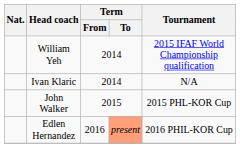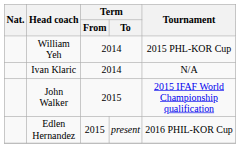(189, 54) 2015 IFAF World Championship qualification -> (189, 49) 2015 PHL-KOR Cup
(189, 103) 2015 PHL-KOR Cup -> (189, 97) 2015 IFAF World Championship qualification
(95, 130) 2016 -> (95, 130) 2015
(125, 130) lightsalmon background -> (125, 130) no background
